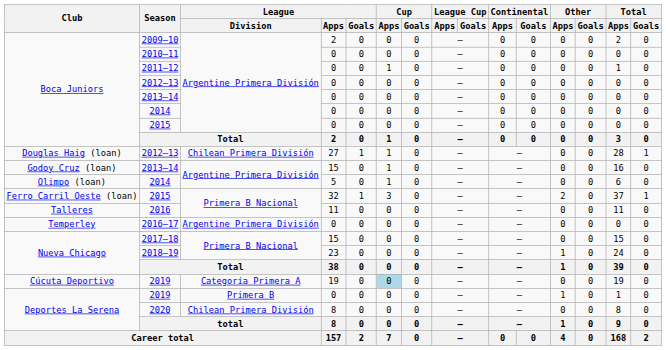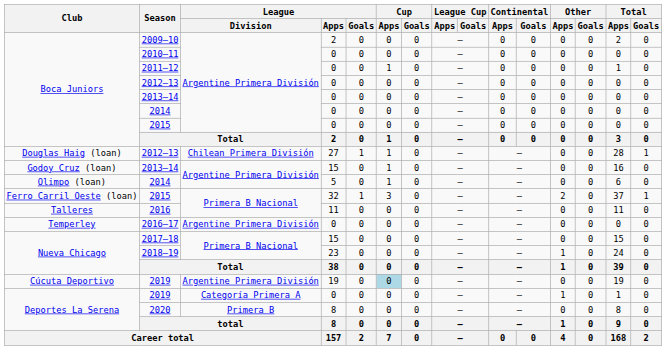(251, 281) Categoría Primera A -> (251, 281) Argentine Primera División
(251, 295) Primera B -> (251, 295) Categoría Primera A
(251, 310) Chilean Primera División -> (251, 310) Primera B
